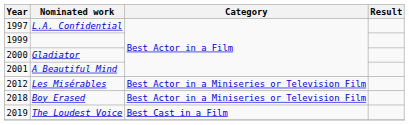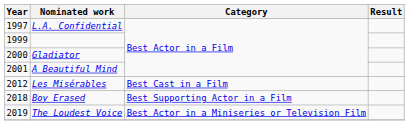(246, 84) Best Actor in a Miniseries or Television Film -> (177, 84) Best Cast in a Film
(246, 98) Best Actor in a Miniseries or Television Film -> (209, 98) Best Supporting Actor in a Film
(177, 112) Best Cast in a Film -> (246, 112) Best Actor in a Miniseries or Television Film
